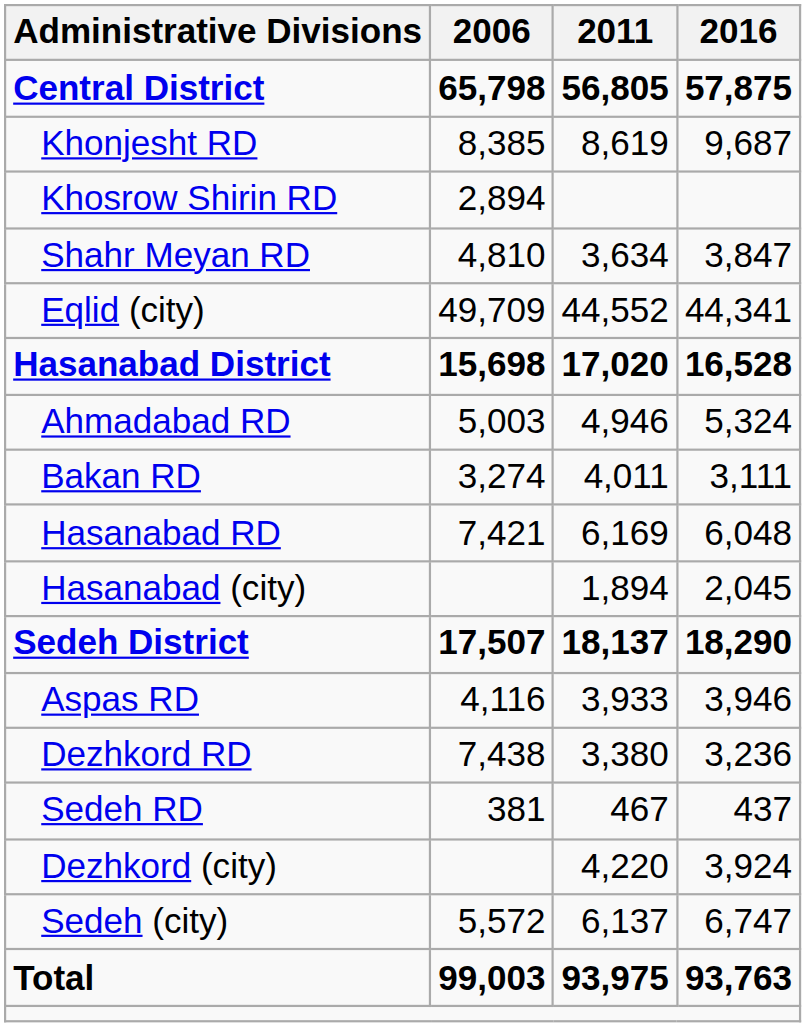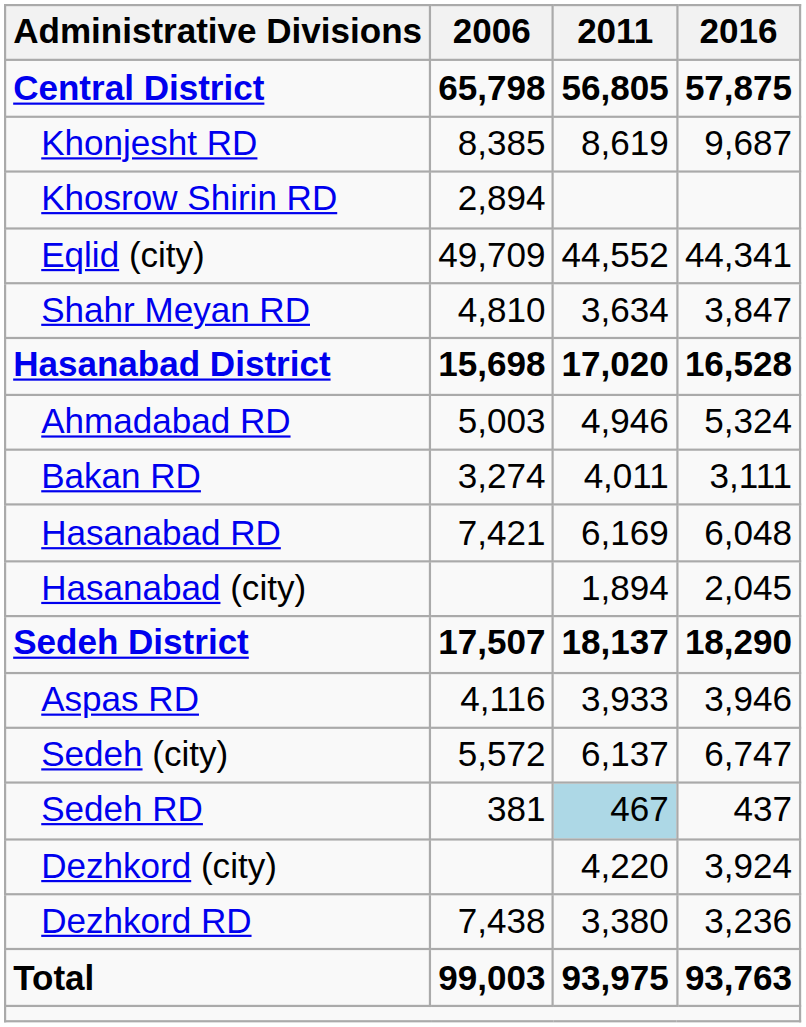rows swapped: (176, 254) <-> (123, 310)
rows swapped: (146, 754) <-> (135, 921)
(639, 810) no background -> (639, 810) lightblue background
